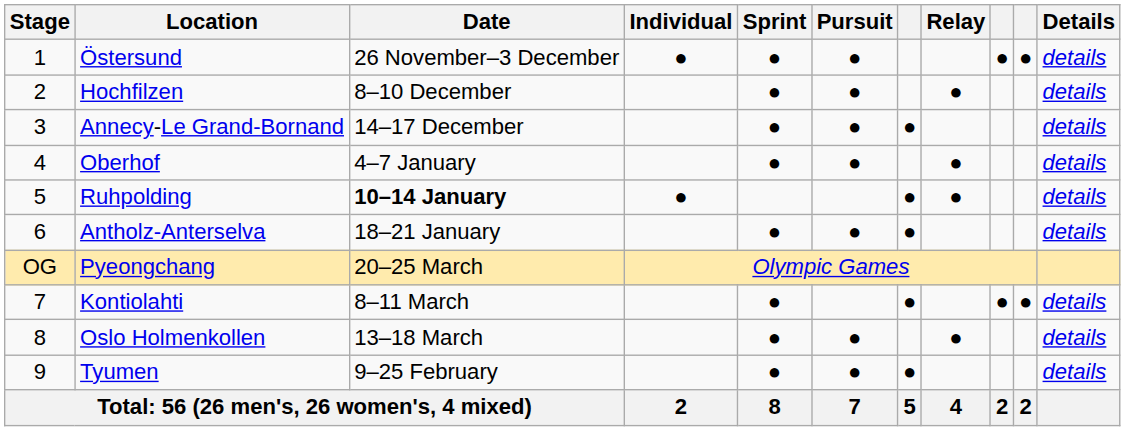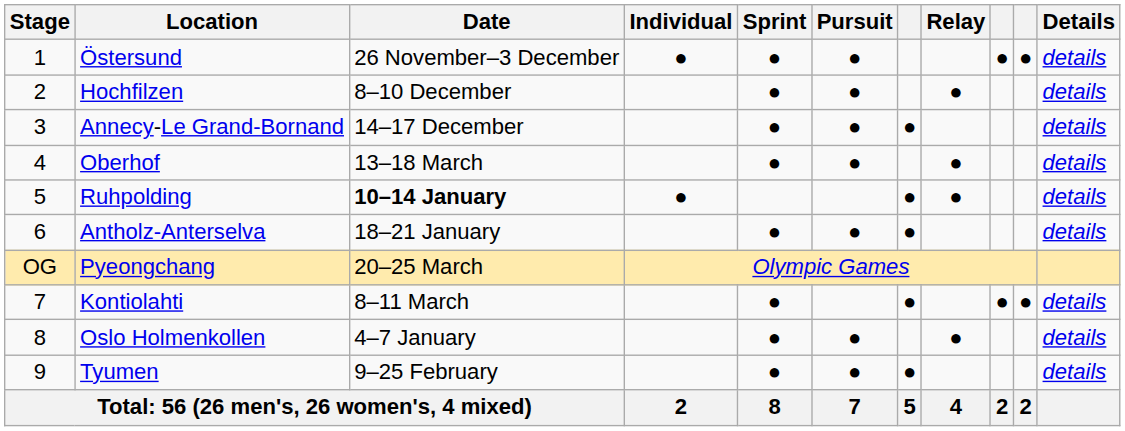(415, 162) 4–7 January -> (419, 162) 13–18 March
(419, 337) 13–18 March -> (415, 337) 4–7 January
